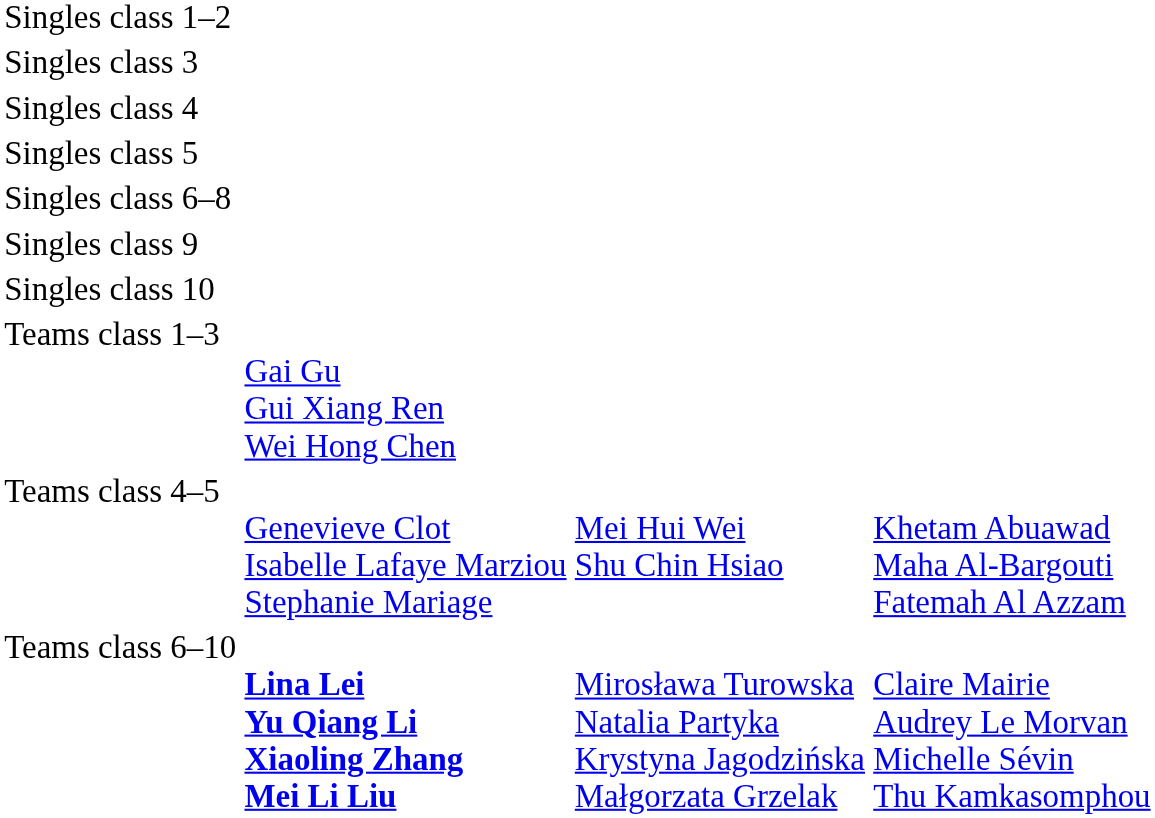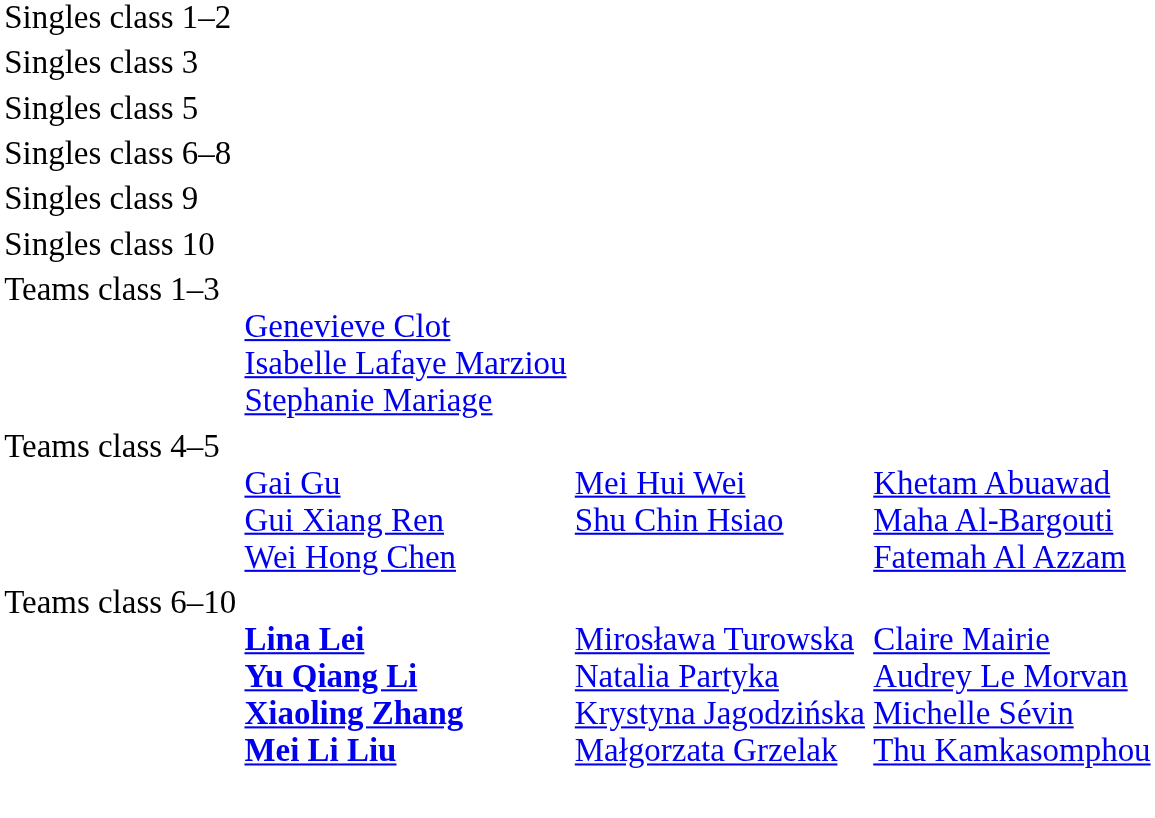- row: (101, 107)
(350, 408) Gai Gu Gui Xiang Ren Wei Hong Chen -> (406, 363) Genevieve Clot Isabelle Lafaye Marziou Stephanie Mariage
(406, 565) Genevieve Clot Isabelle Lafaye Marziou Stephanie Mariage -> (350, 519) Gai Gu Gui Xiang Ren Wei Hong Chen
